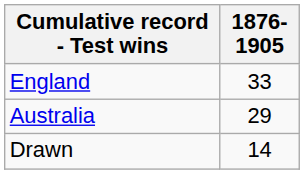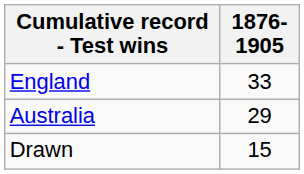(260, 150) 14 -> (260, 150) 15
